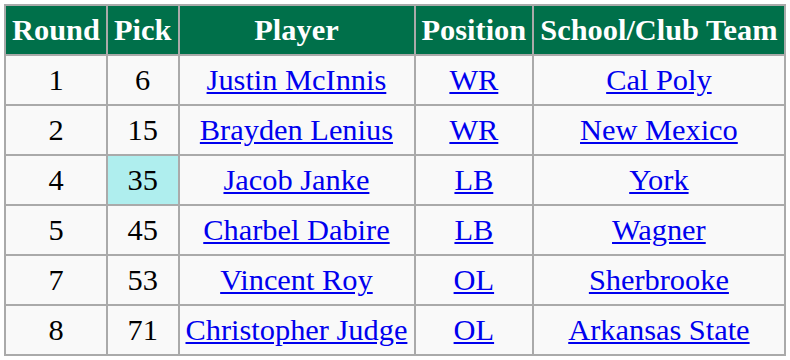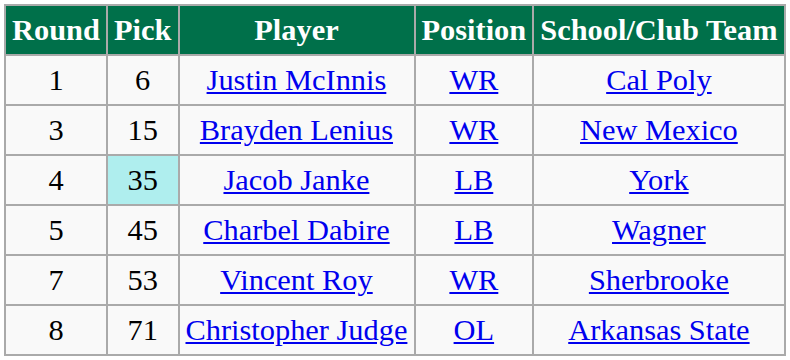(56, 130) 2 -> (56, 130) 3
(474, 280) OL -> (474, 280) WR
